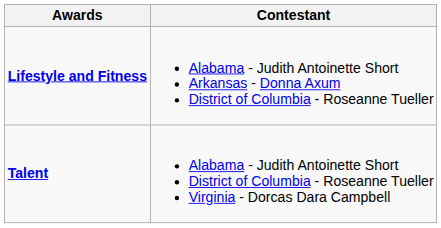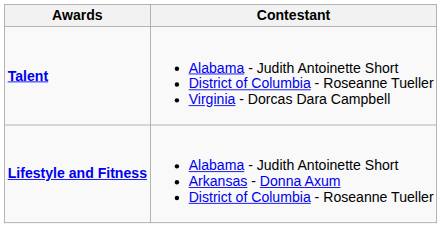rows swapped: (77, 75) <-> (28, 173)
